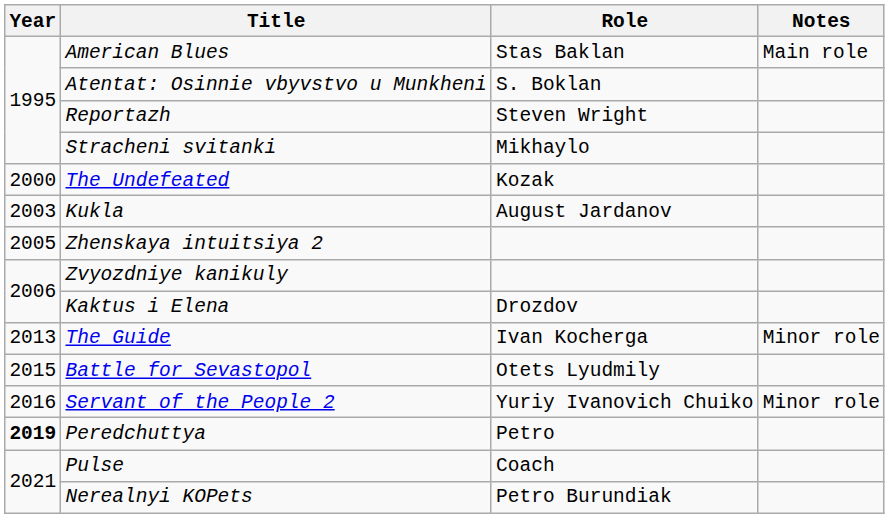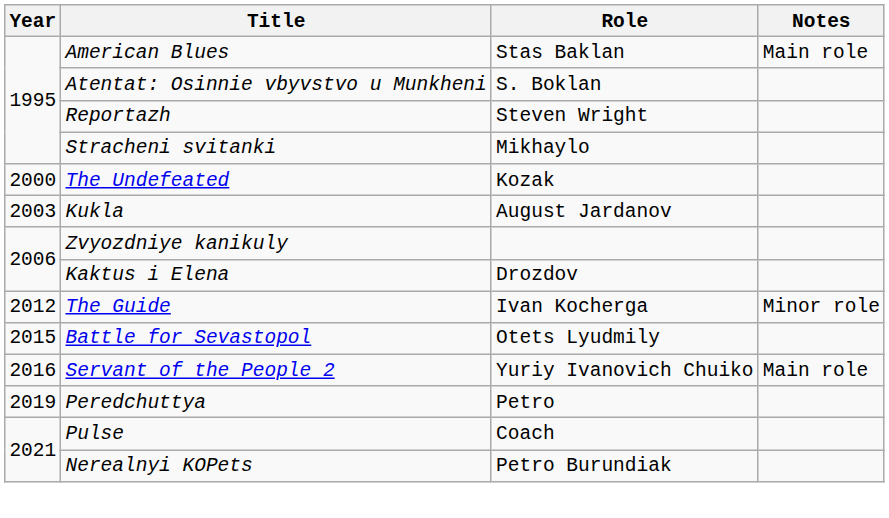- row: (194, 243)
(33, 338) 2013 -> (33, 307) 2012
(821, 402) Minor role -> (815, 370) Main role
(33, 434) bold -> (33, 402) normal
